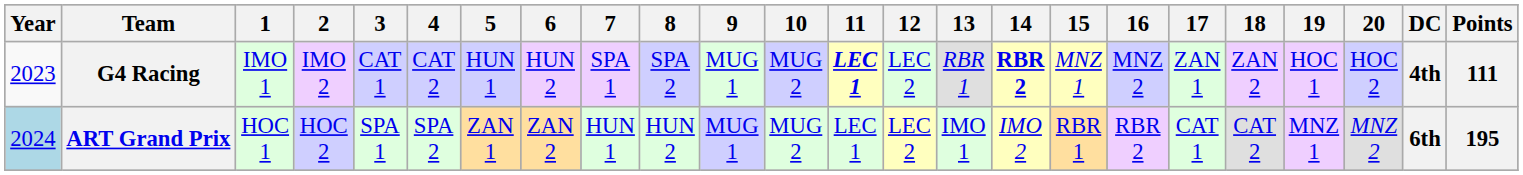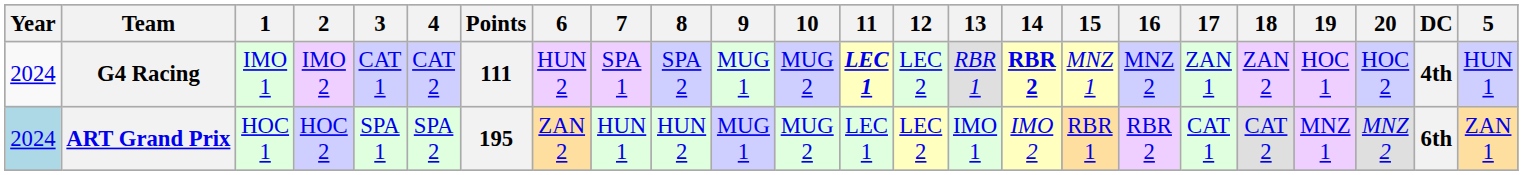columns swapped: (490, 22) <-> (1482, 22)
(33, 73) 2023 -> (33, 73) 2024
